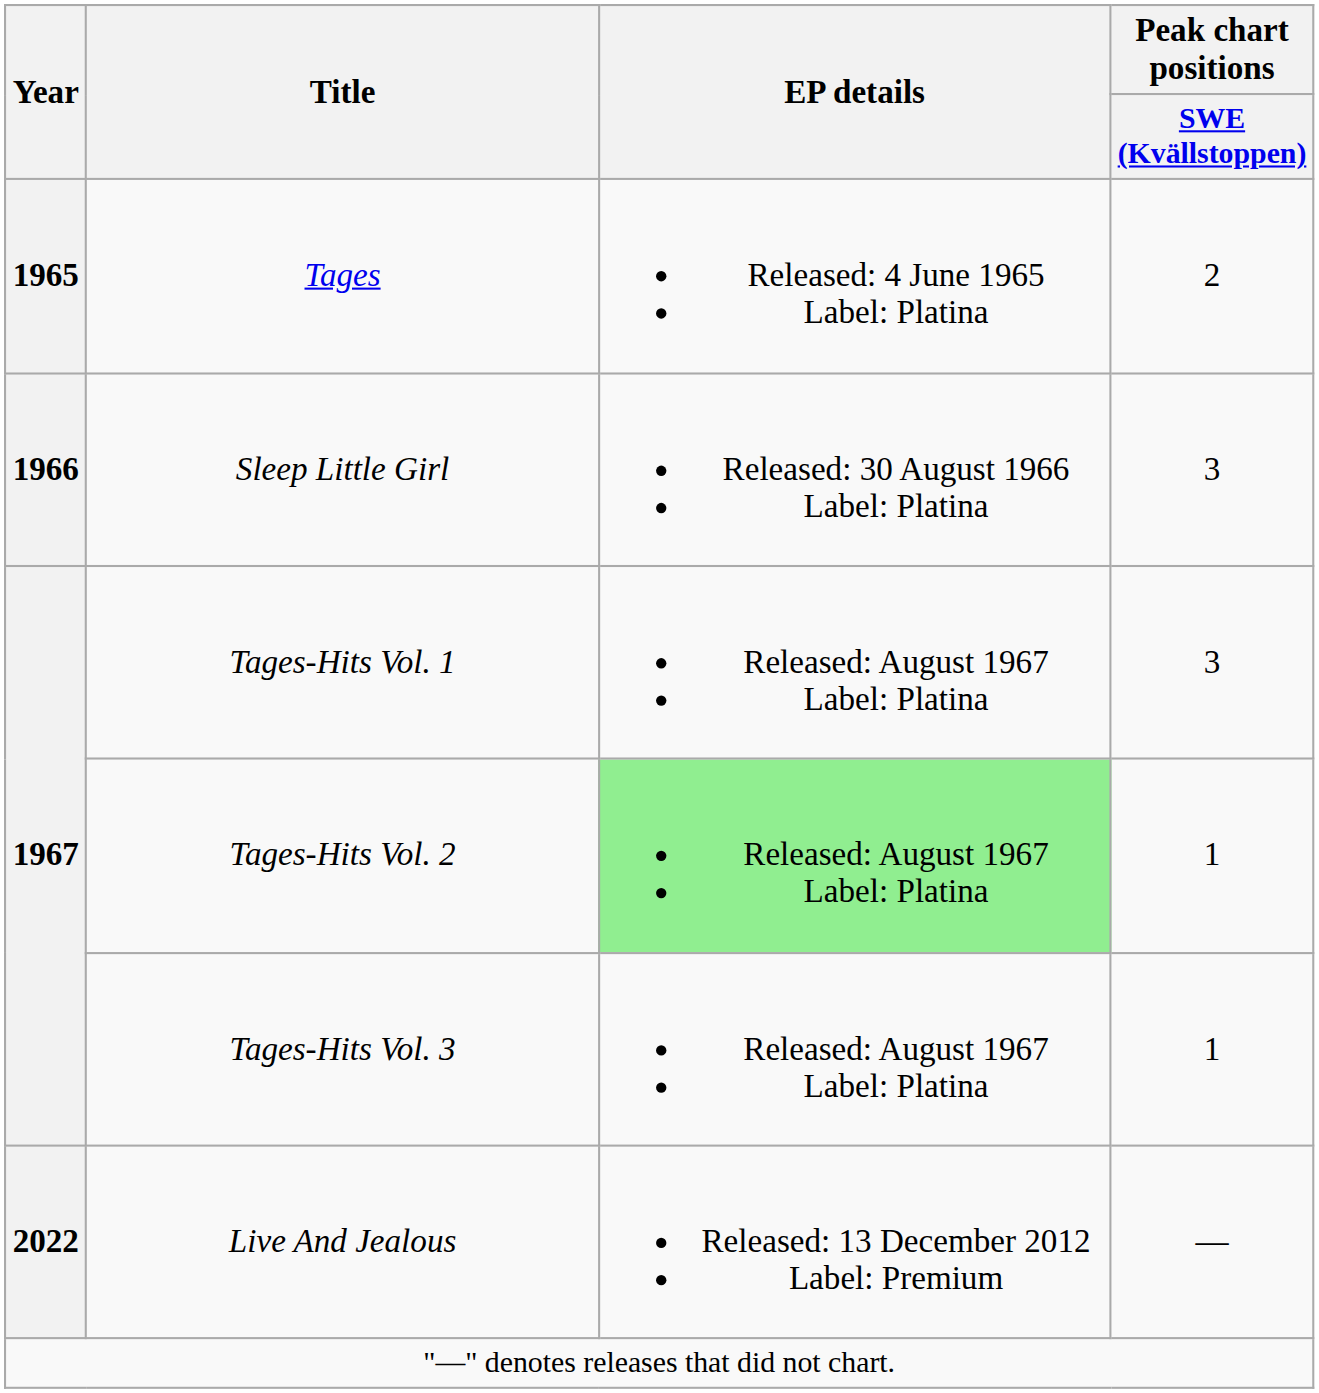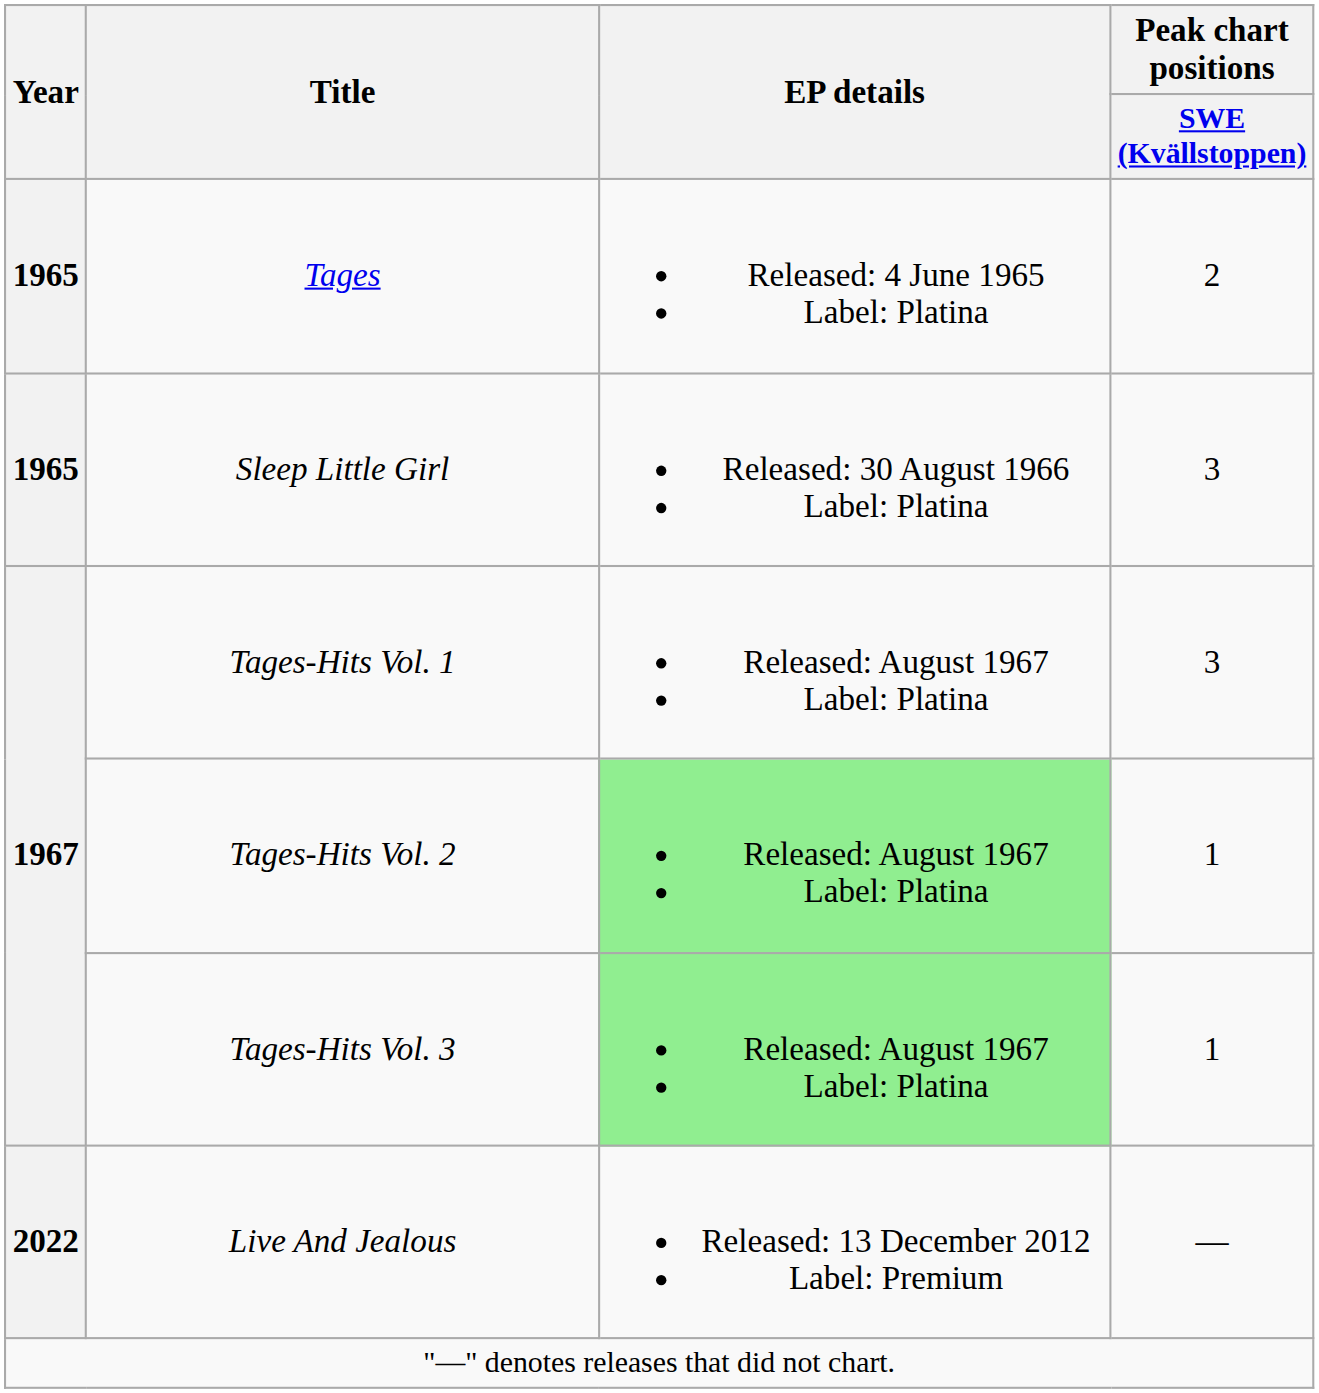(46, 468) 1966 -> (46, 468) 1965
(855, 1068) no background -> (855, 1068) lightgreen background
